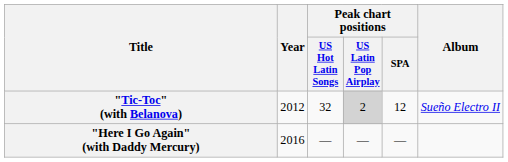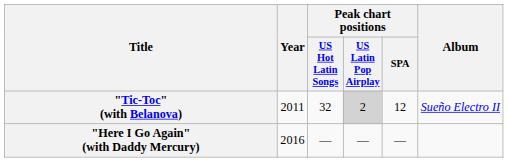(292, 107) 2012 -> (292, 107) 2011
